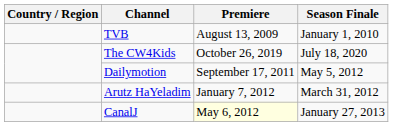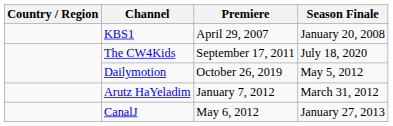+ row: (119, 33)
- row: (116, 33)
(239, 53) October 26, 2019 -> (246, 53) September 17, 2011
(246, 72) September 17, 2011 -> (239, 72) October 26, 2019
(228, 111) lightyellow background -> (228, 111) no background
